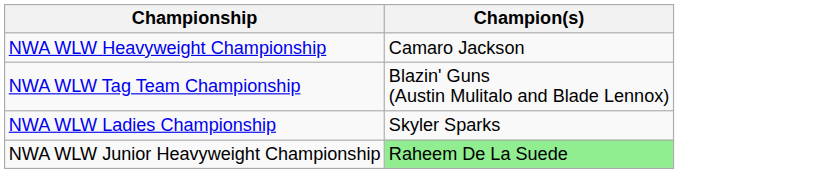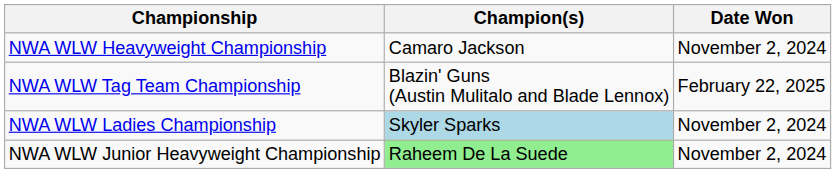+ column: (752, 18)
(445, 125) no background -> (445, 125) lightblue background
